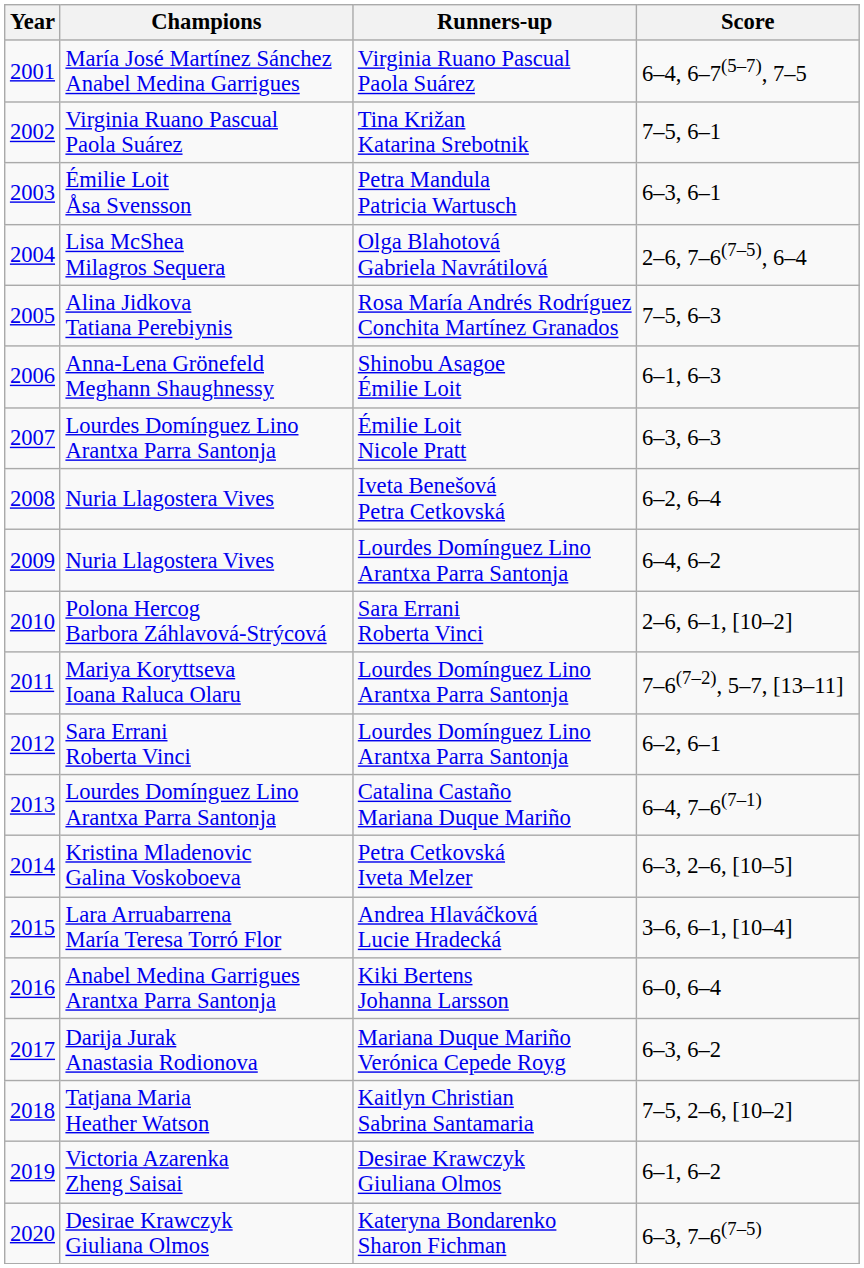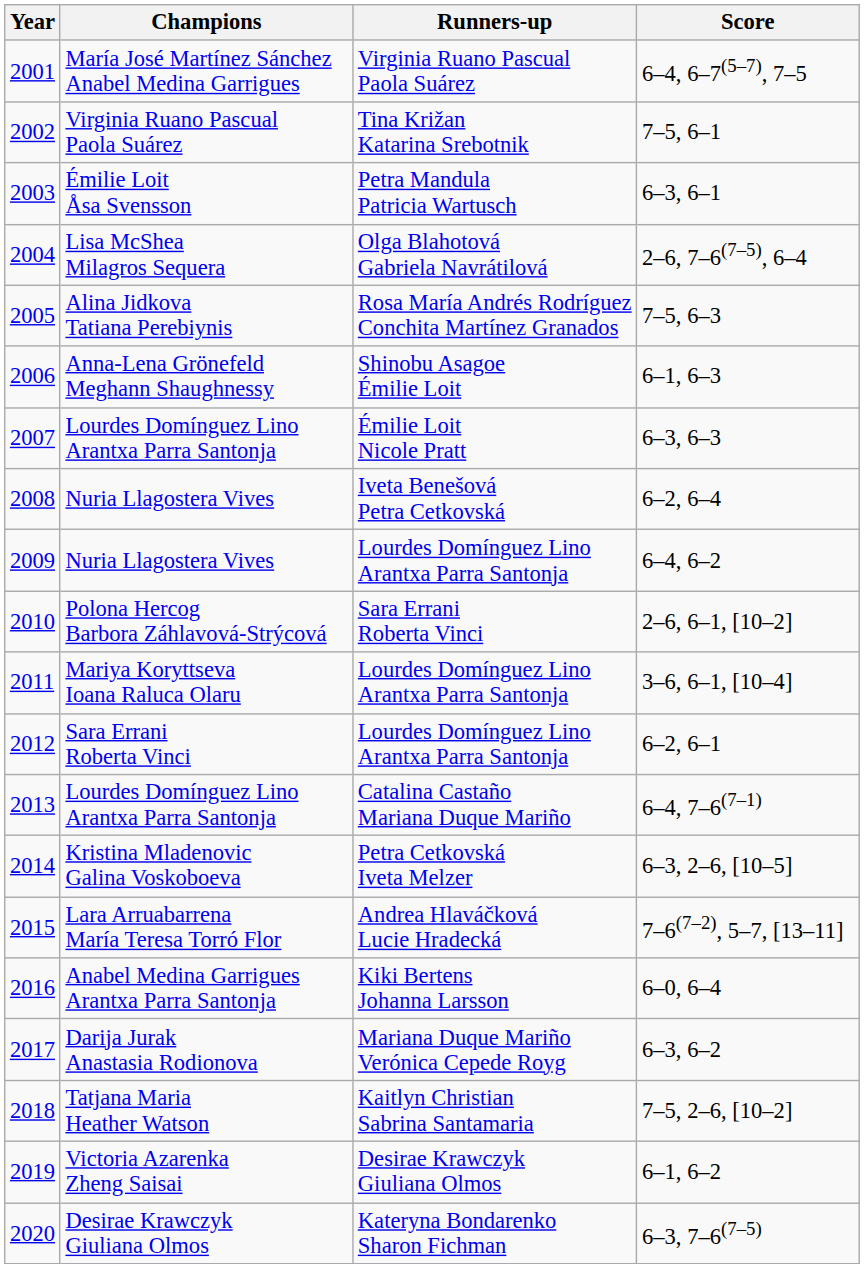(743, 682) 7–6(7–2), 5–7, [13–11] -> (717, 682) 3–6, 6–1, [10–4]
(717, 927) 3–6, 6–1, [10–4] -> (743, 927) 7–6(7–2), 5–7, [13–11]
